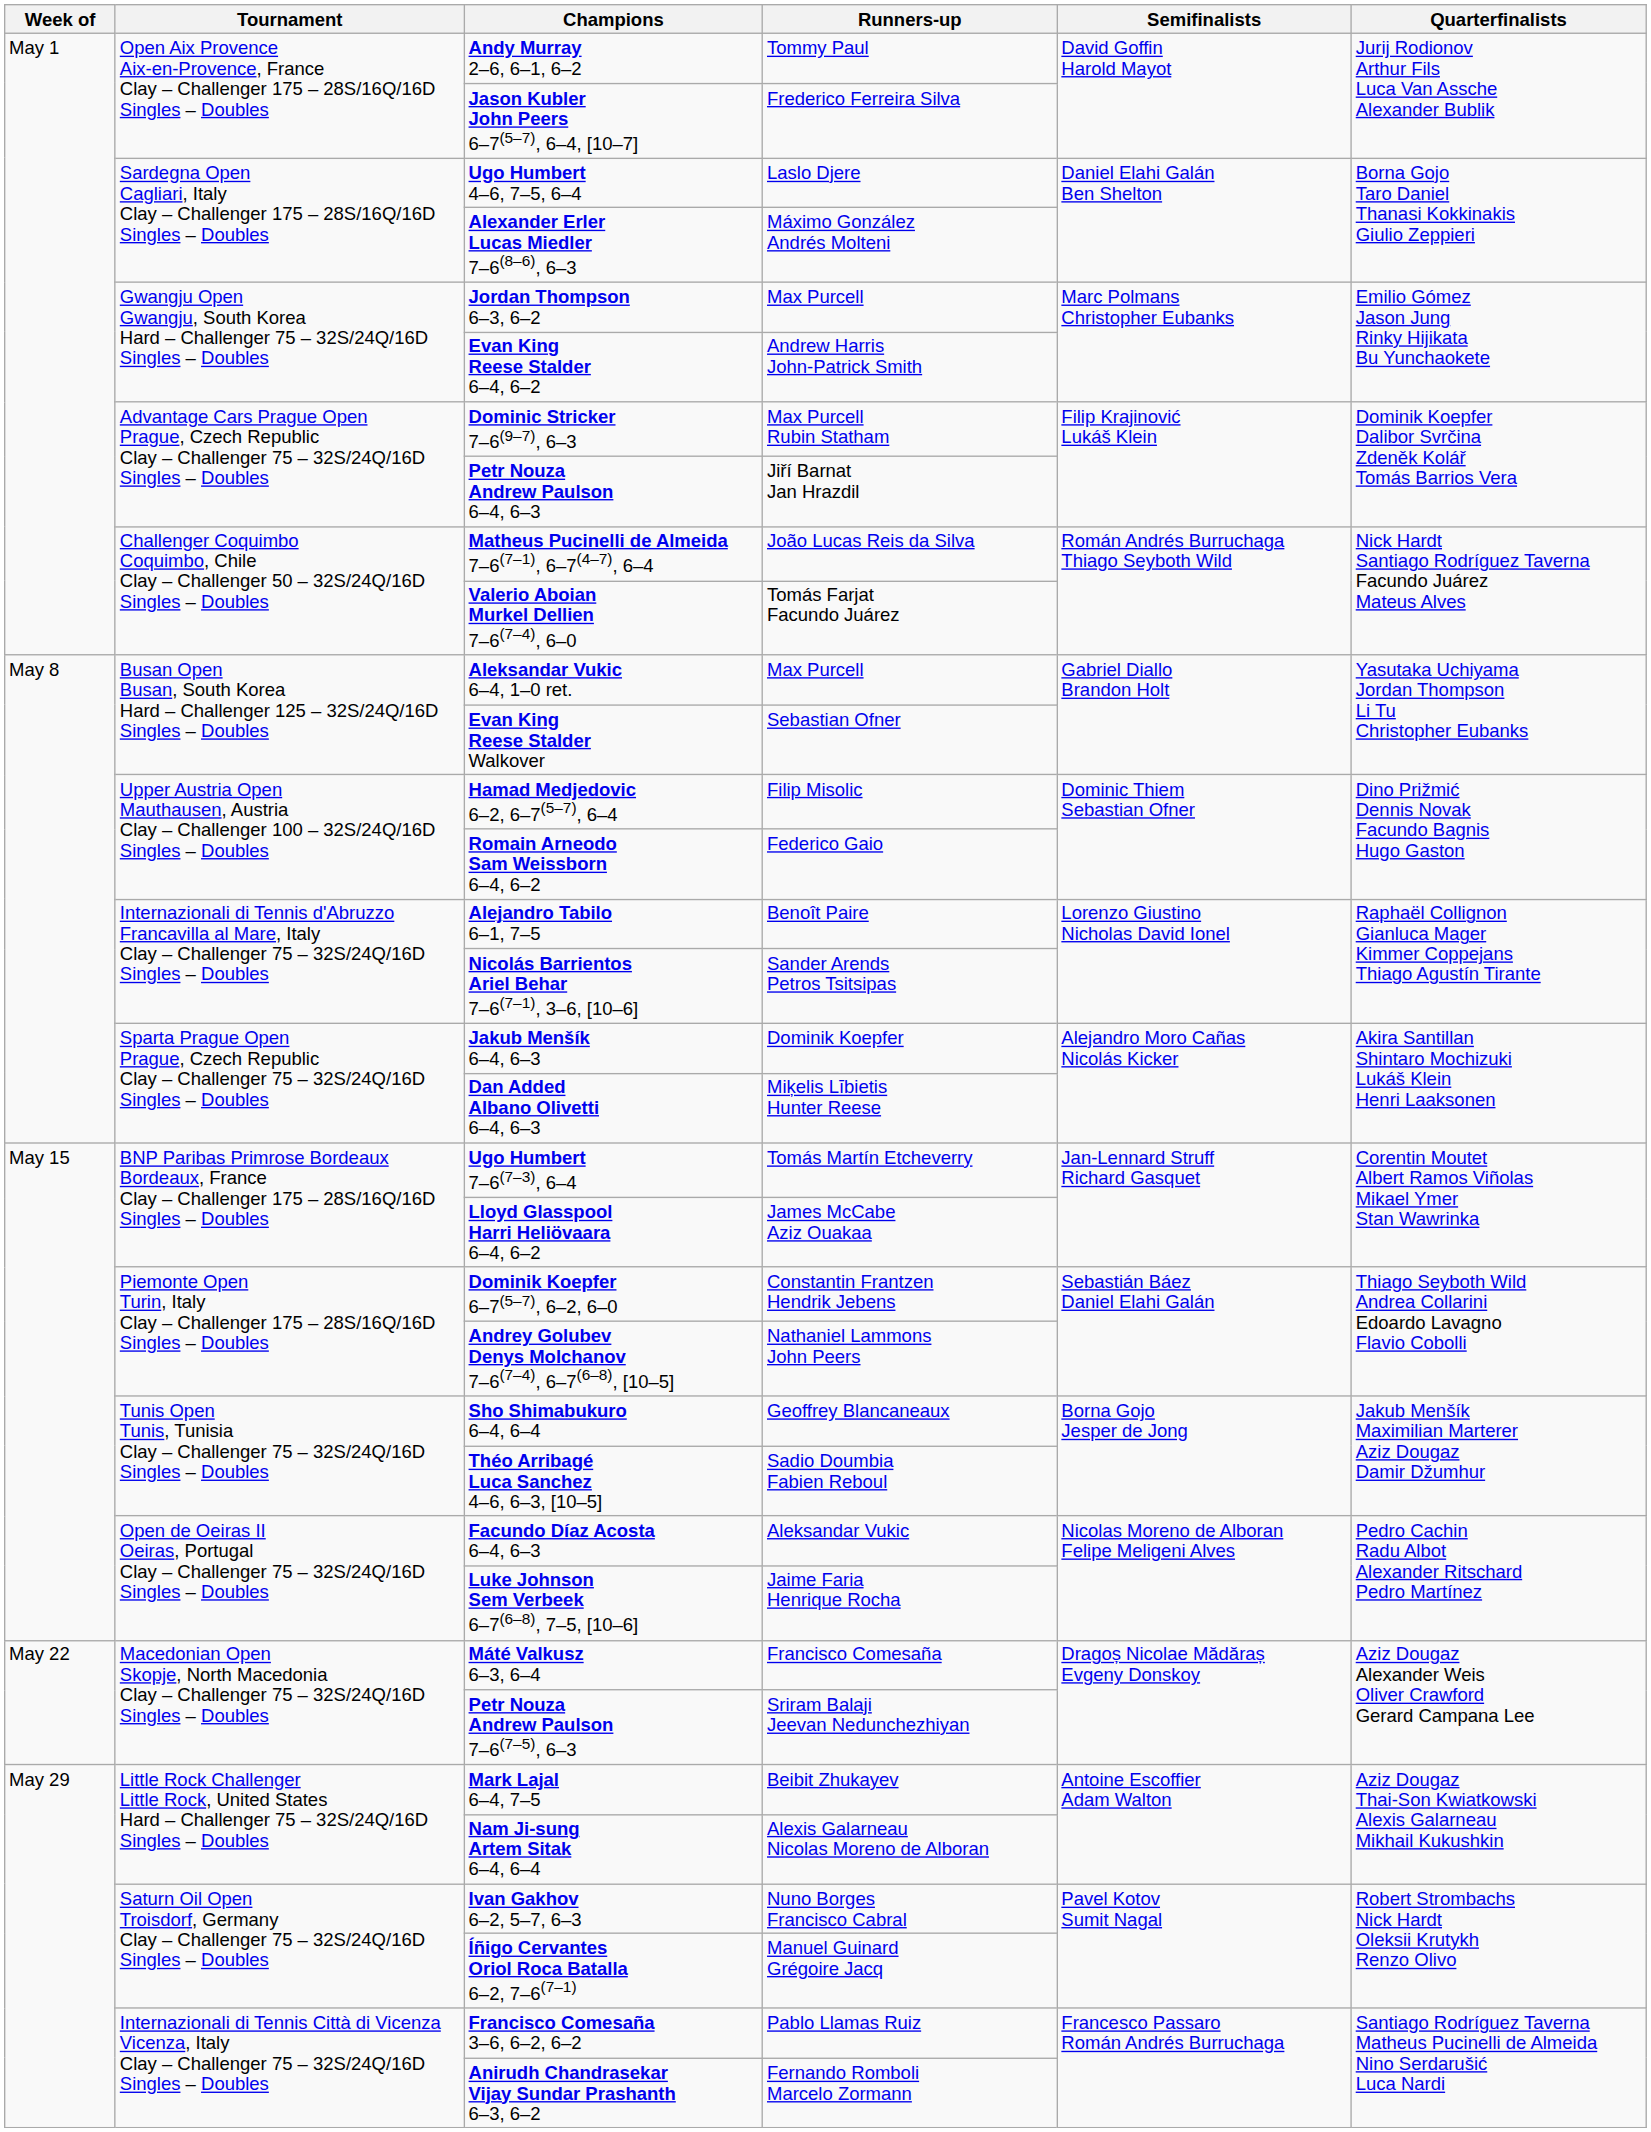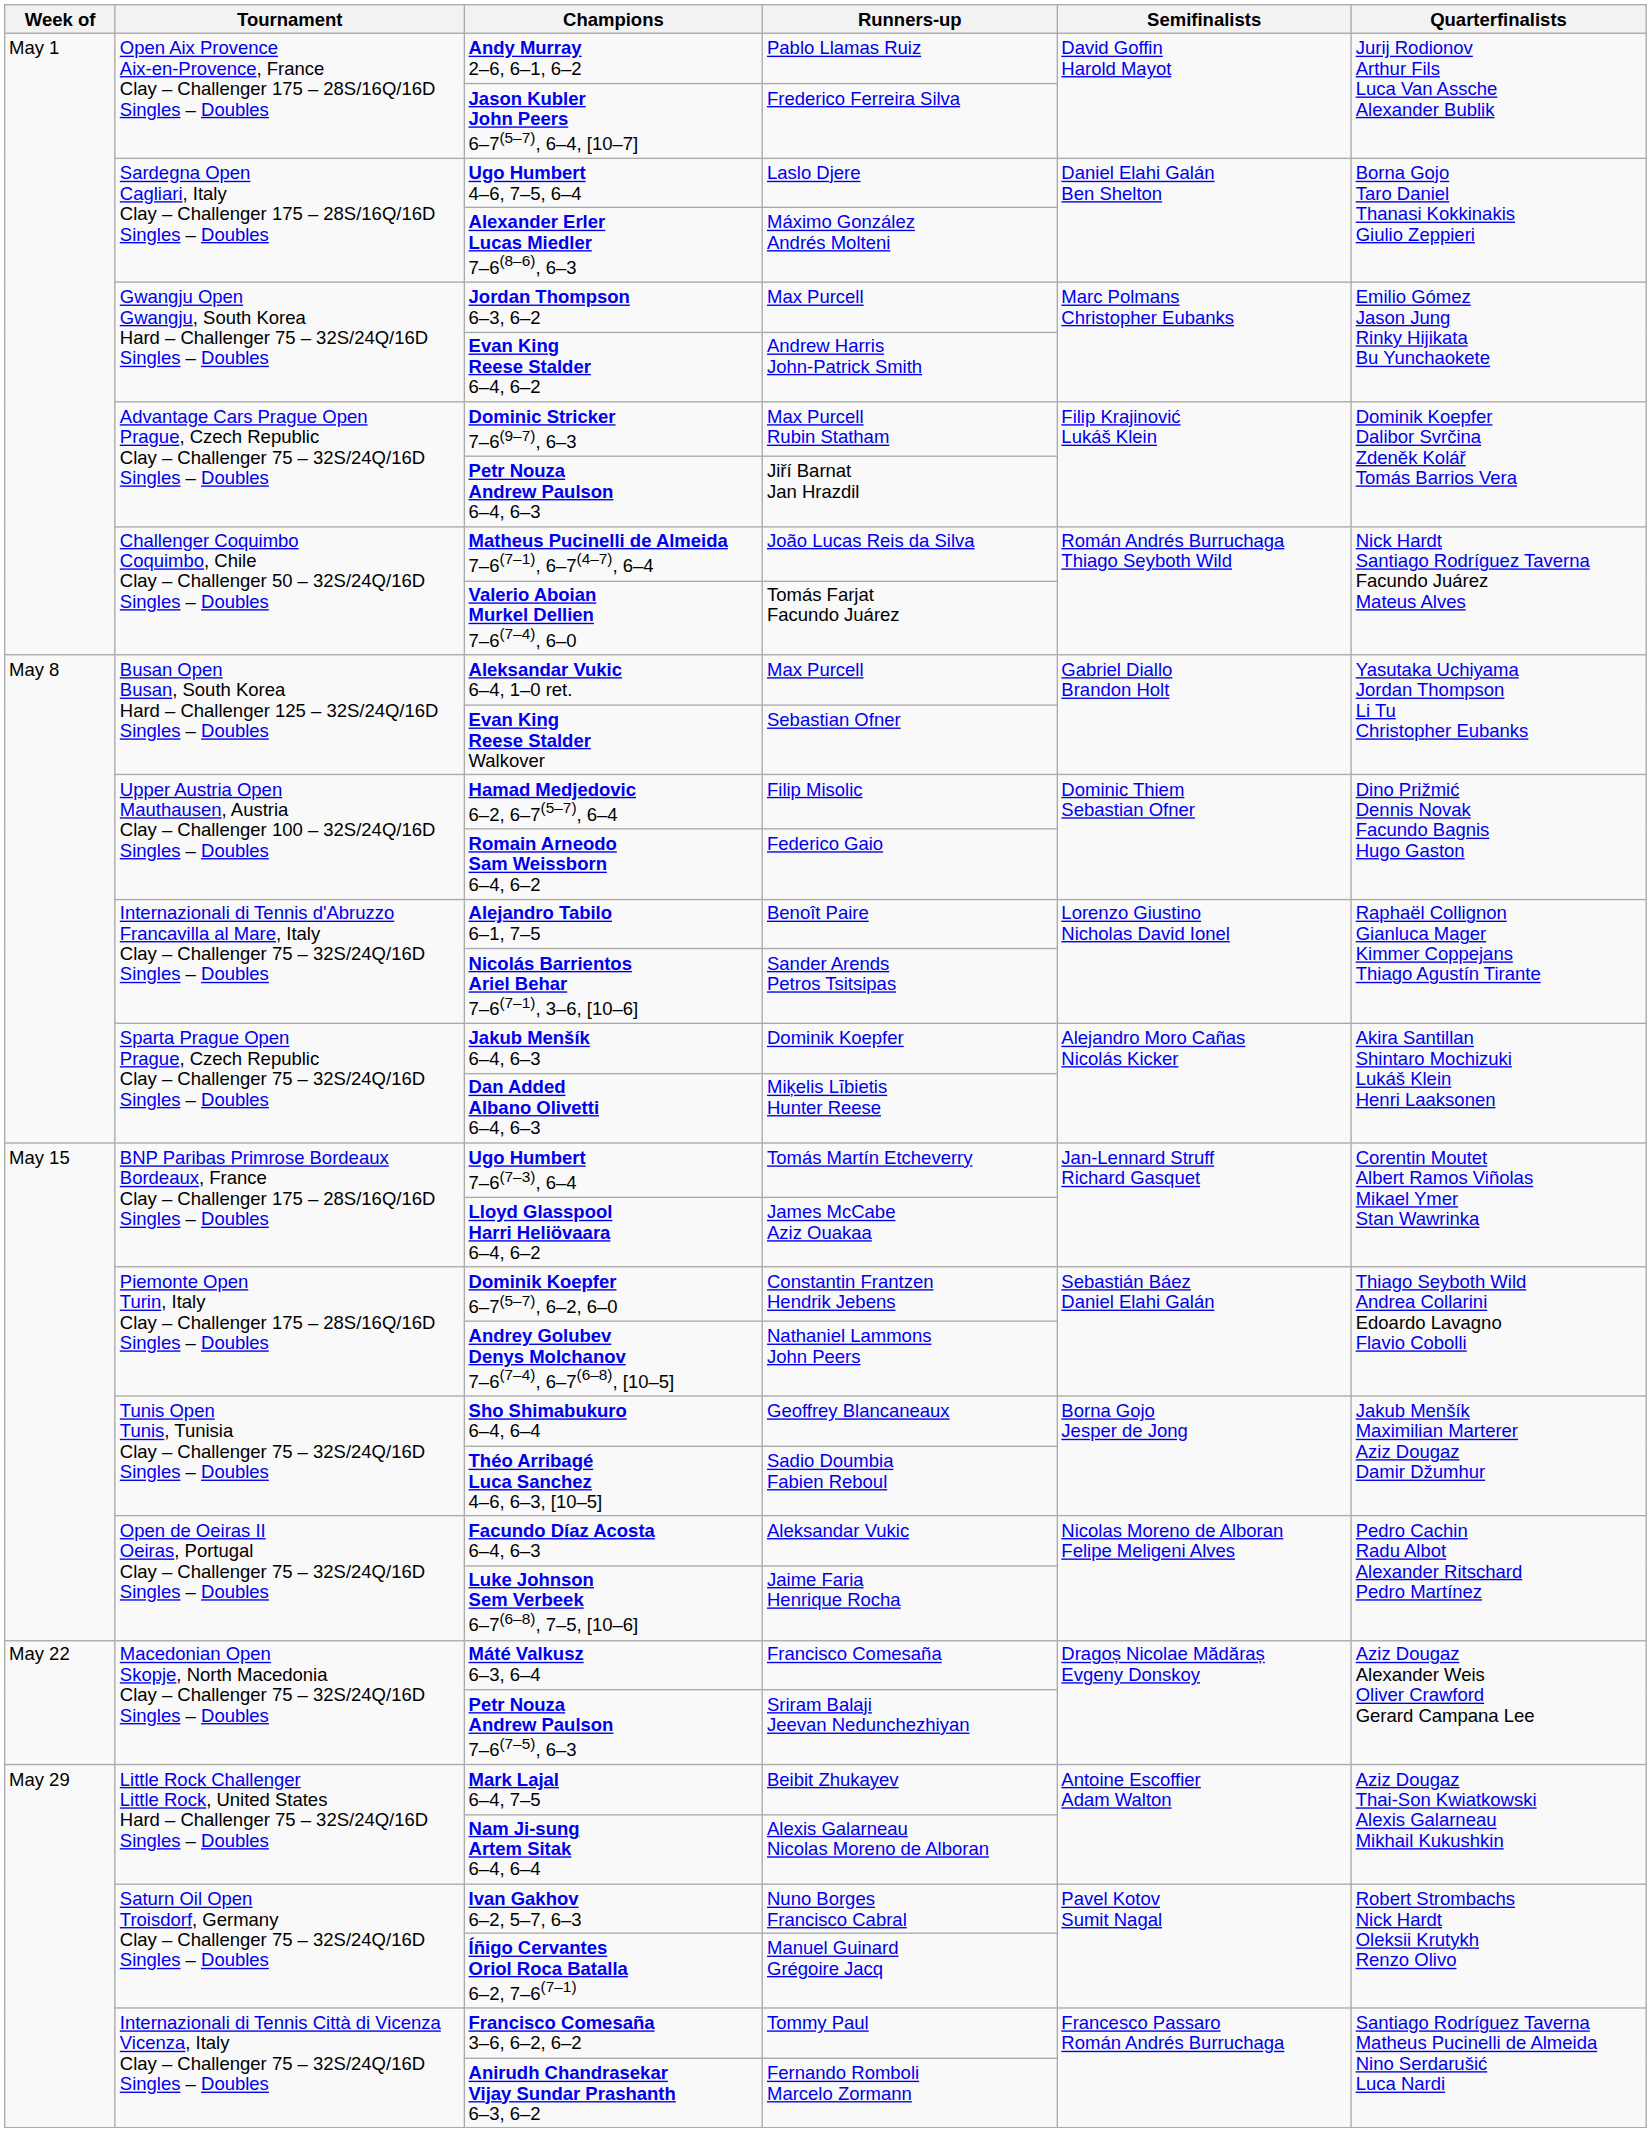(818, 48) Tommy Paul -> (844, 48) Pablo Llamas Ruiz
(844, 2023) Pablo Llamas Ruiz -> (818, 2023) Tommy Paul
